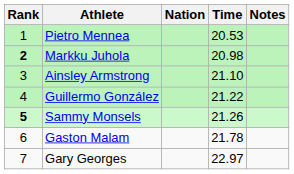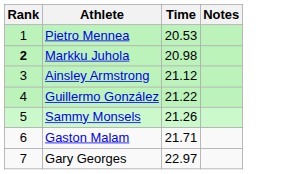- column: (185, 14)
(227, 76) 21.10 -> (181, 76) 21.12
(23, 117) bold -> (23, 117) normal
(227, 138) 21.78 -> (181, 138) 21.71
